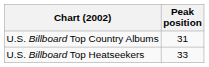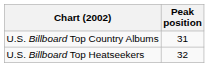(182, 54) 33 -> (182, 54) 32
